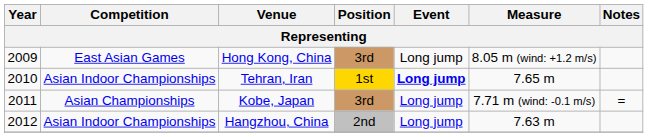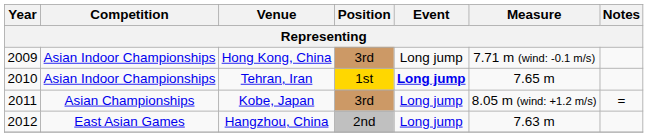(130, 57) East Asian Games -> (130, 57) Asian Indoor Championships
(534, 57) 8.05 m (wind: +1.2 m/s) -> (534, 57) 7.71 m (wind: -0.1 m/s)
(534, 100) 7.71 m (wind: -0.1 m/s) -> (534, 100) 8.05 m (wind: +1.2 m/s)
(130, 121) Asian Indoor Championships -> (130, 121) East Asian Games
